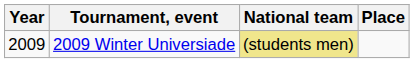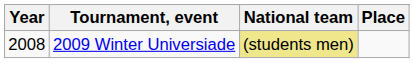(27, 44) 2009 -> (27, 44) 2008
